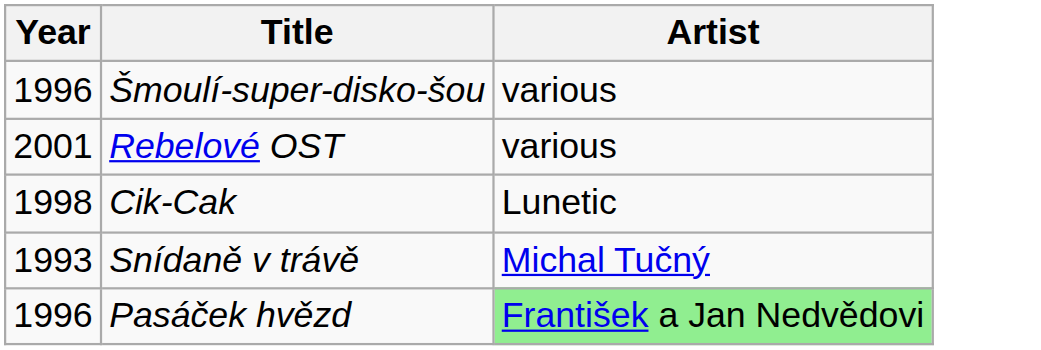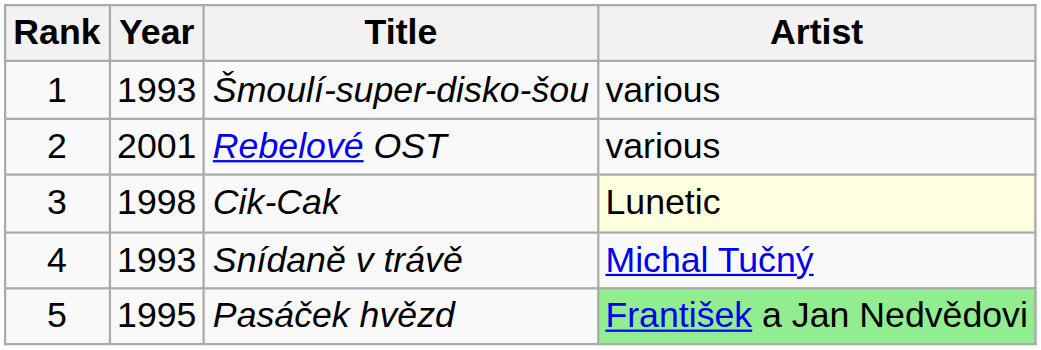+ column: (57, 32)
(53, 89) 1996 -> (157, 89) 1993
(559, 202) no background -> (663, 202) lightyellow background
(53, 315) 1996 -> (157, 315) 1995
